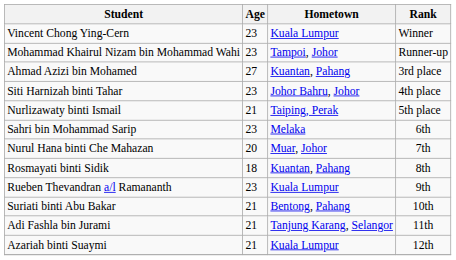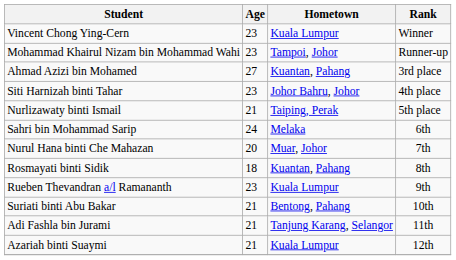(251, 129) 23 -> (251, 129) 24
